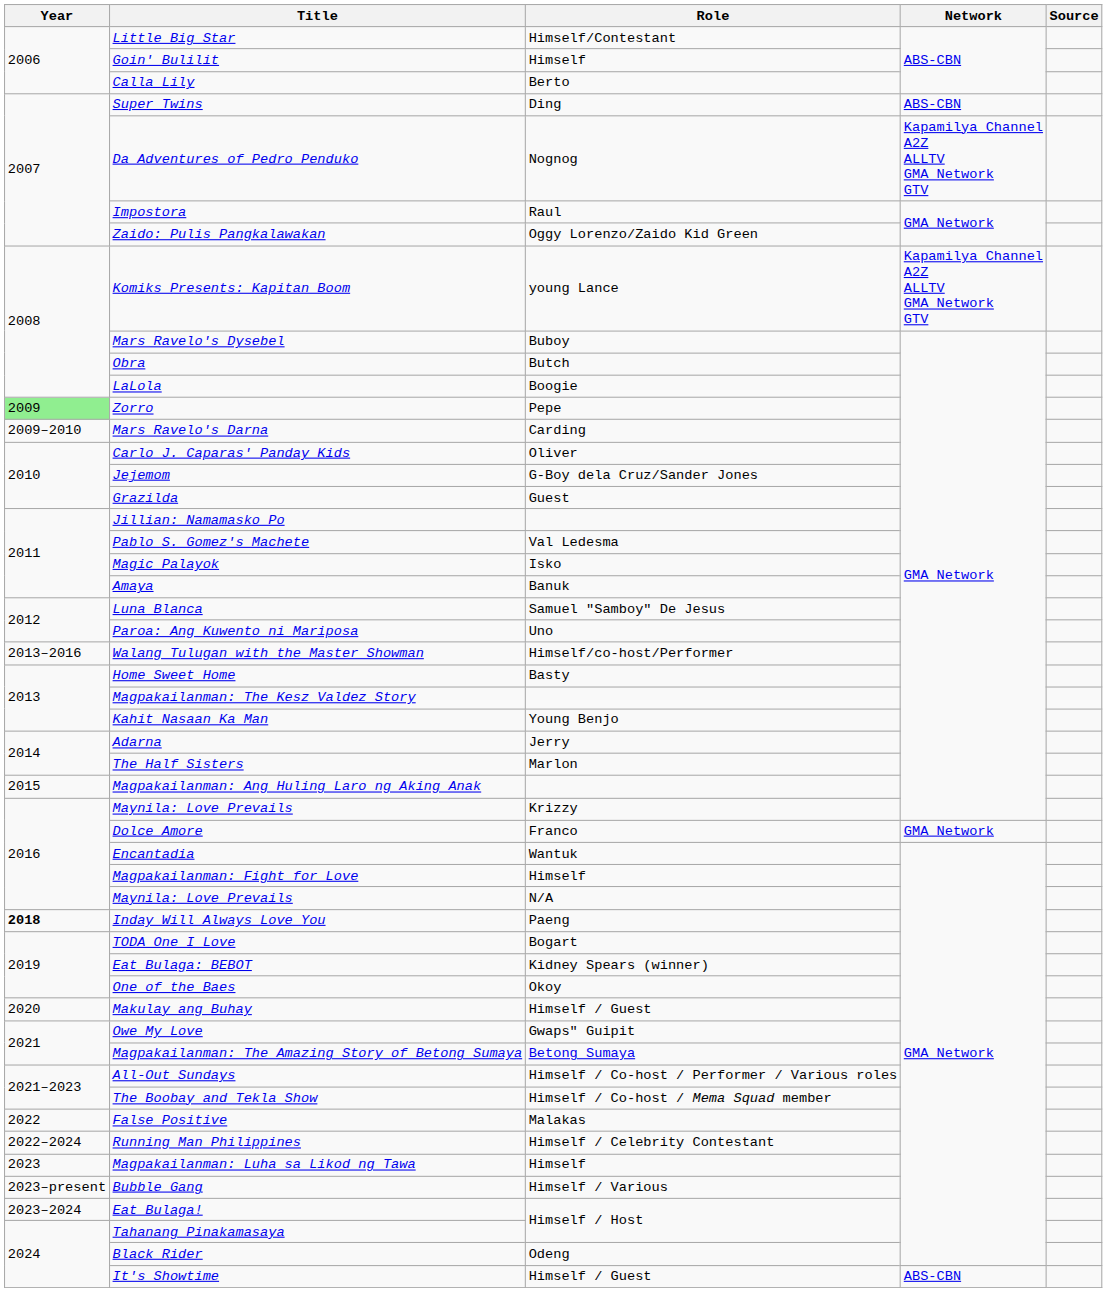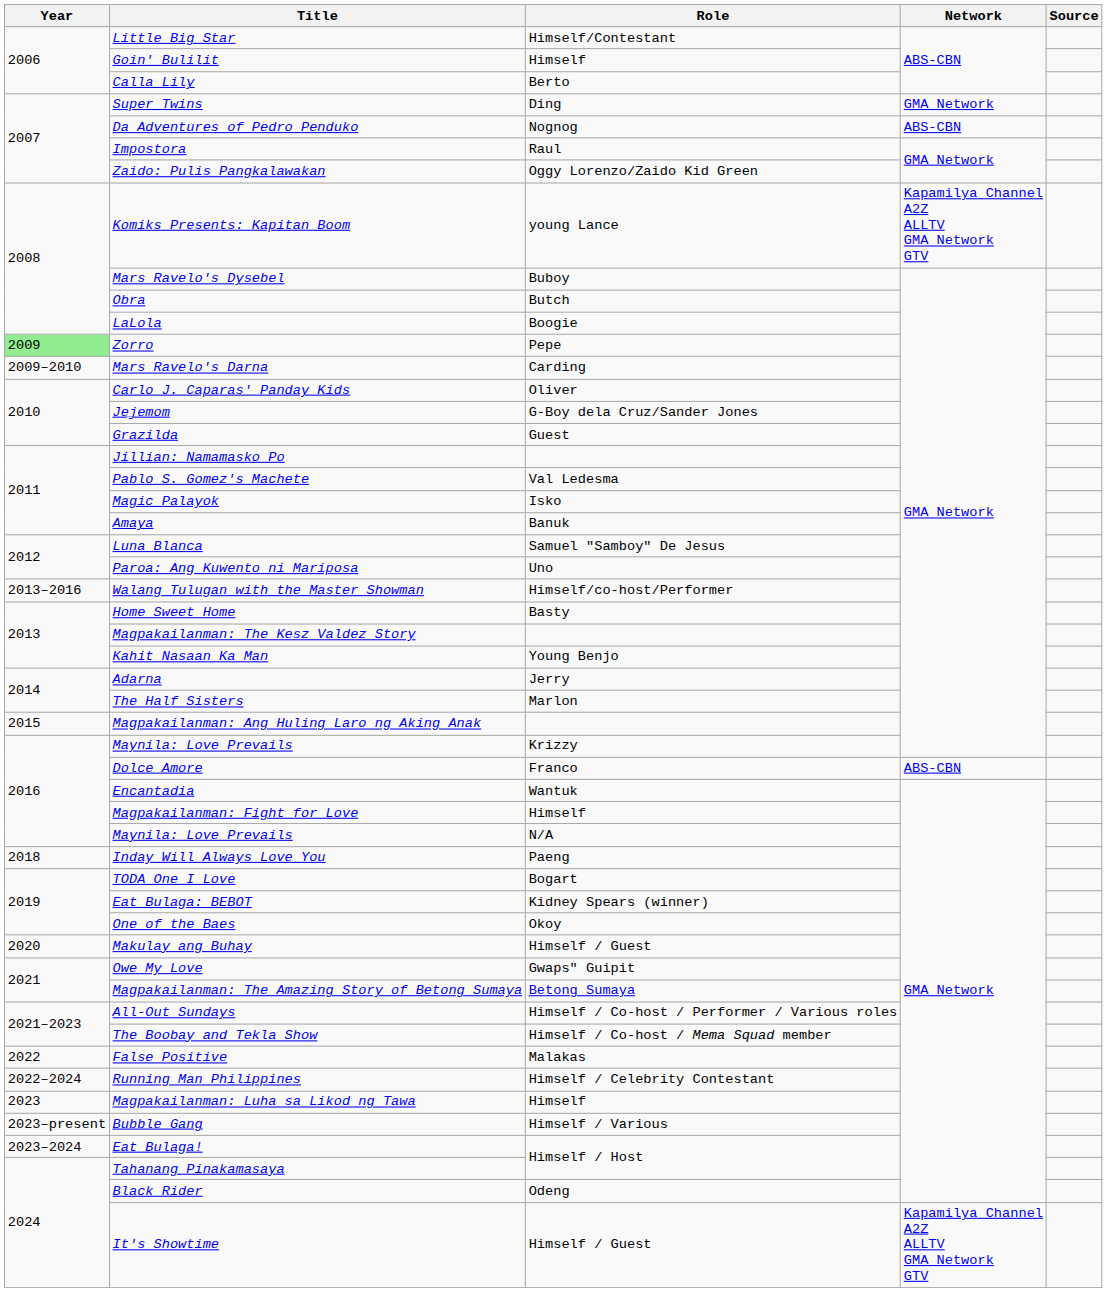(932, 105) ABS-CBN -> (949, 105) GMA Network
(973, 158) Kapamilya Channel A2Z ALLTV GMA Network GTV -> (932, 127) ABS-CBN
(949, 831) GMA Network -> (932, 768) ABS-CBN
(24, 920) bold -> (24, 857) normal
(932, 1276) ABS-CBN -> (973, 1245) Kapamilya Channel A2Z ALLTV GMA Network GTV
